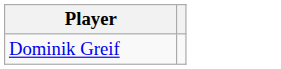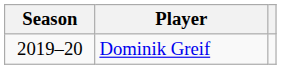+ column: (50, 19)
